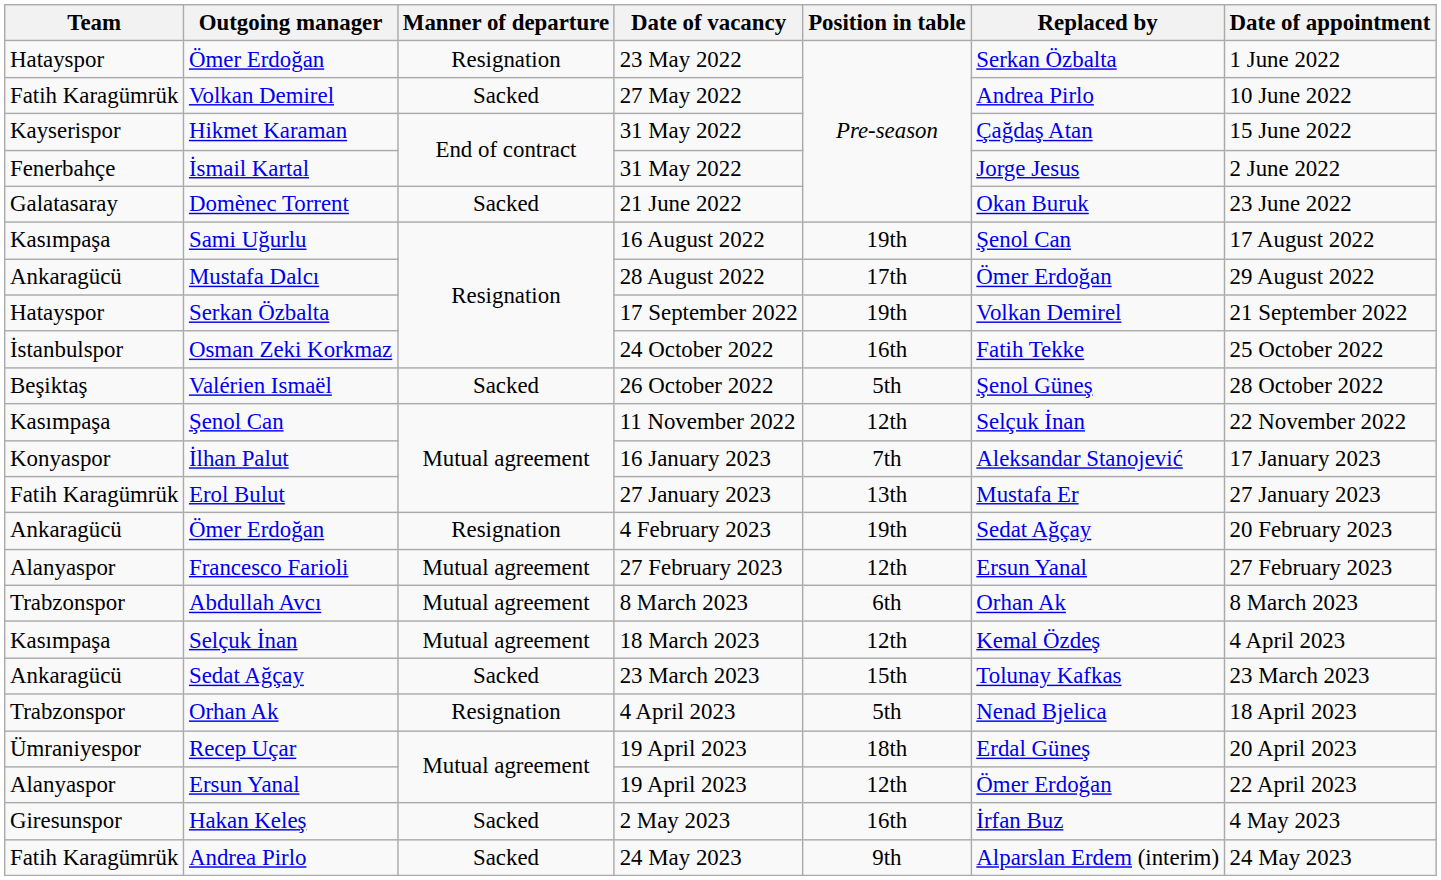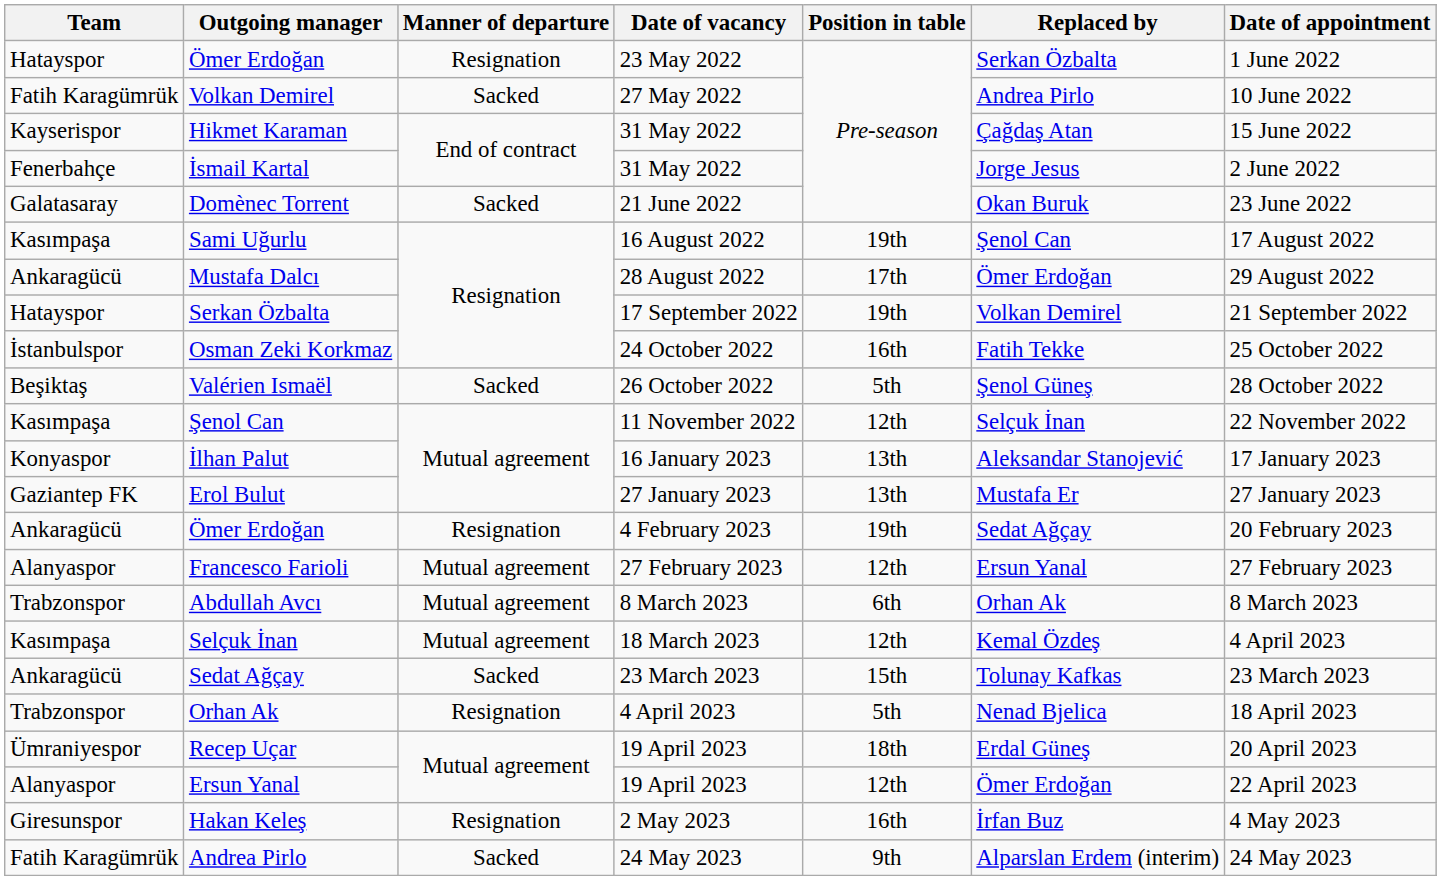(887, 458) 7th -> (887, 458) 13th
(94, 494) Fatih Karagümrük -> (74, 494) Gaziantep FK
(506, 820) Sacked -> (506, 820) Resignation
